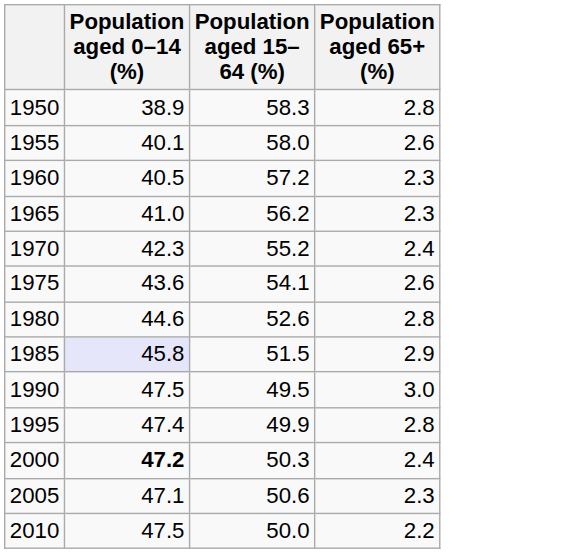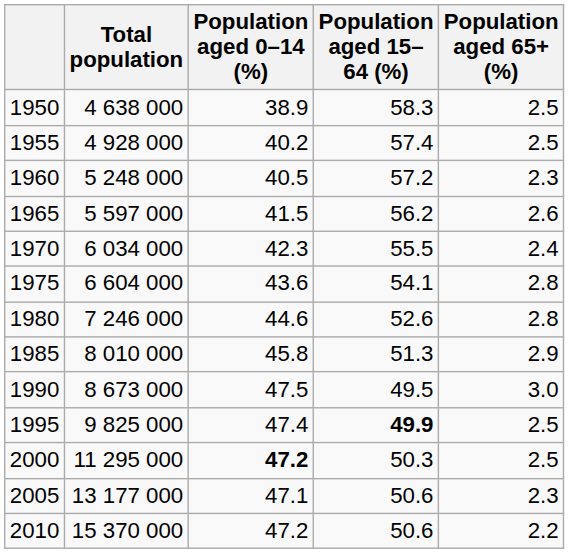+ column: (126, 47)
(419, 107) 2.8 -> (543, 107) 2.5
(163, 142) 40.1 -> (287, 142) 40.2
(288, 142) 58.0 -> (412, 142) 57.4
(419, 142) 2.6 -> (543, 142) 2.5
(163, 213) 41.0 -> (287, 213) 41.5
(419, 213) 2.3 -> (543, 213) 2.6
(288, 248) 55.2 -> (412, 248) 55.5
(419, 283) 2.6 -> (543, 283) 2.8
(163, 354) lavender background -> (287, 354) no background
(288, 354) 51.5 -> (412, 354) 51.3
(288, 424) normal -> (412, 424) bold
(419, 424) 2.8 -> (543, 424) 2.5
(419, 460) 2.4 -> (543, 460) 2.5
(163, 530) 47.5 -> (287, 530) 47.2
(288, 530) 50.0 -> (412, 530) 50.6
